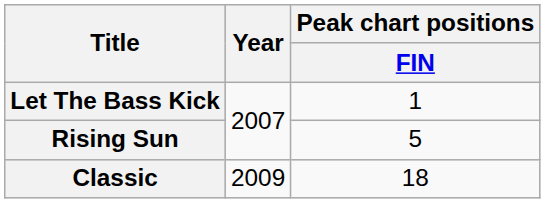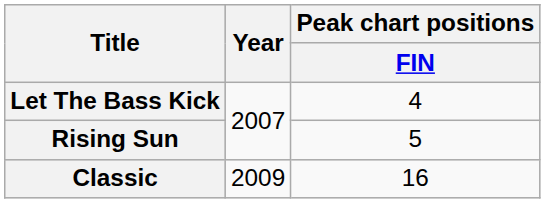(415, 100) 1 -> (415, 100) 4
(415, 178) 18 -> (415, 178) 16
